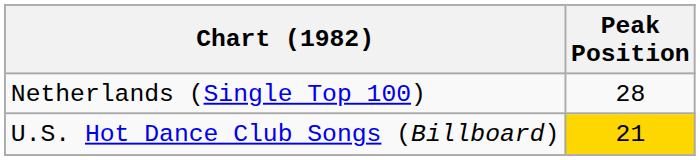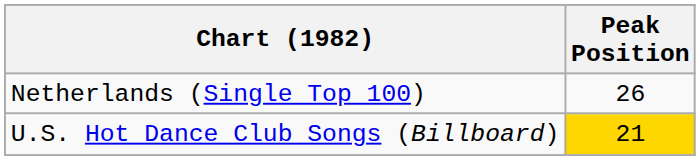(630, 94) 28 -> (630, 94) 26
